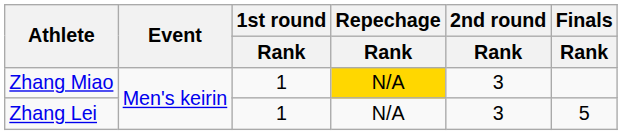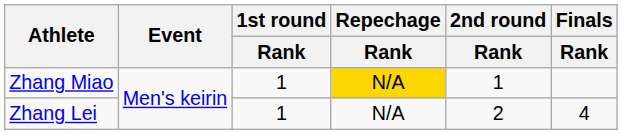(498, 83) 3 -> (498, 83) 1
(498, 114) 3 -> (498, 114) 2
(584, 114) 5 -> (584, 114) 4
